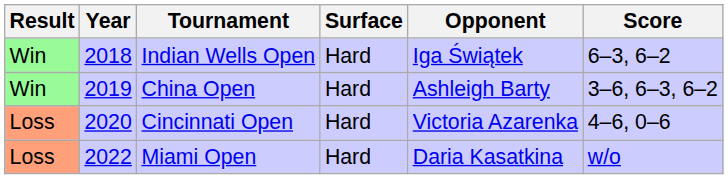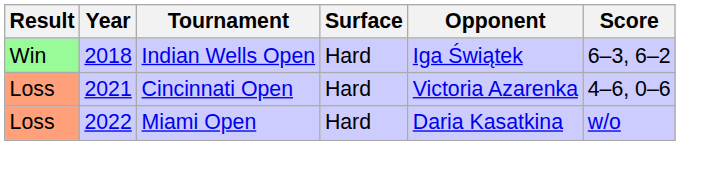- row: (198, 88)
(108, 122) 2020 -> (108, 88) 2021
